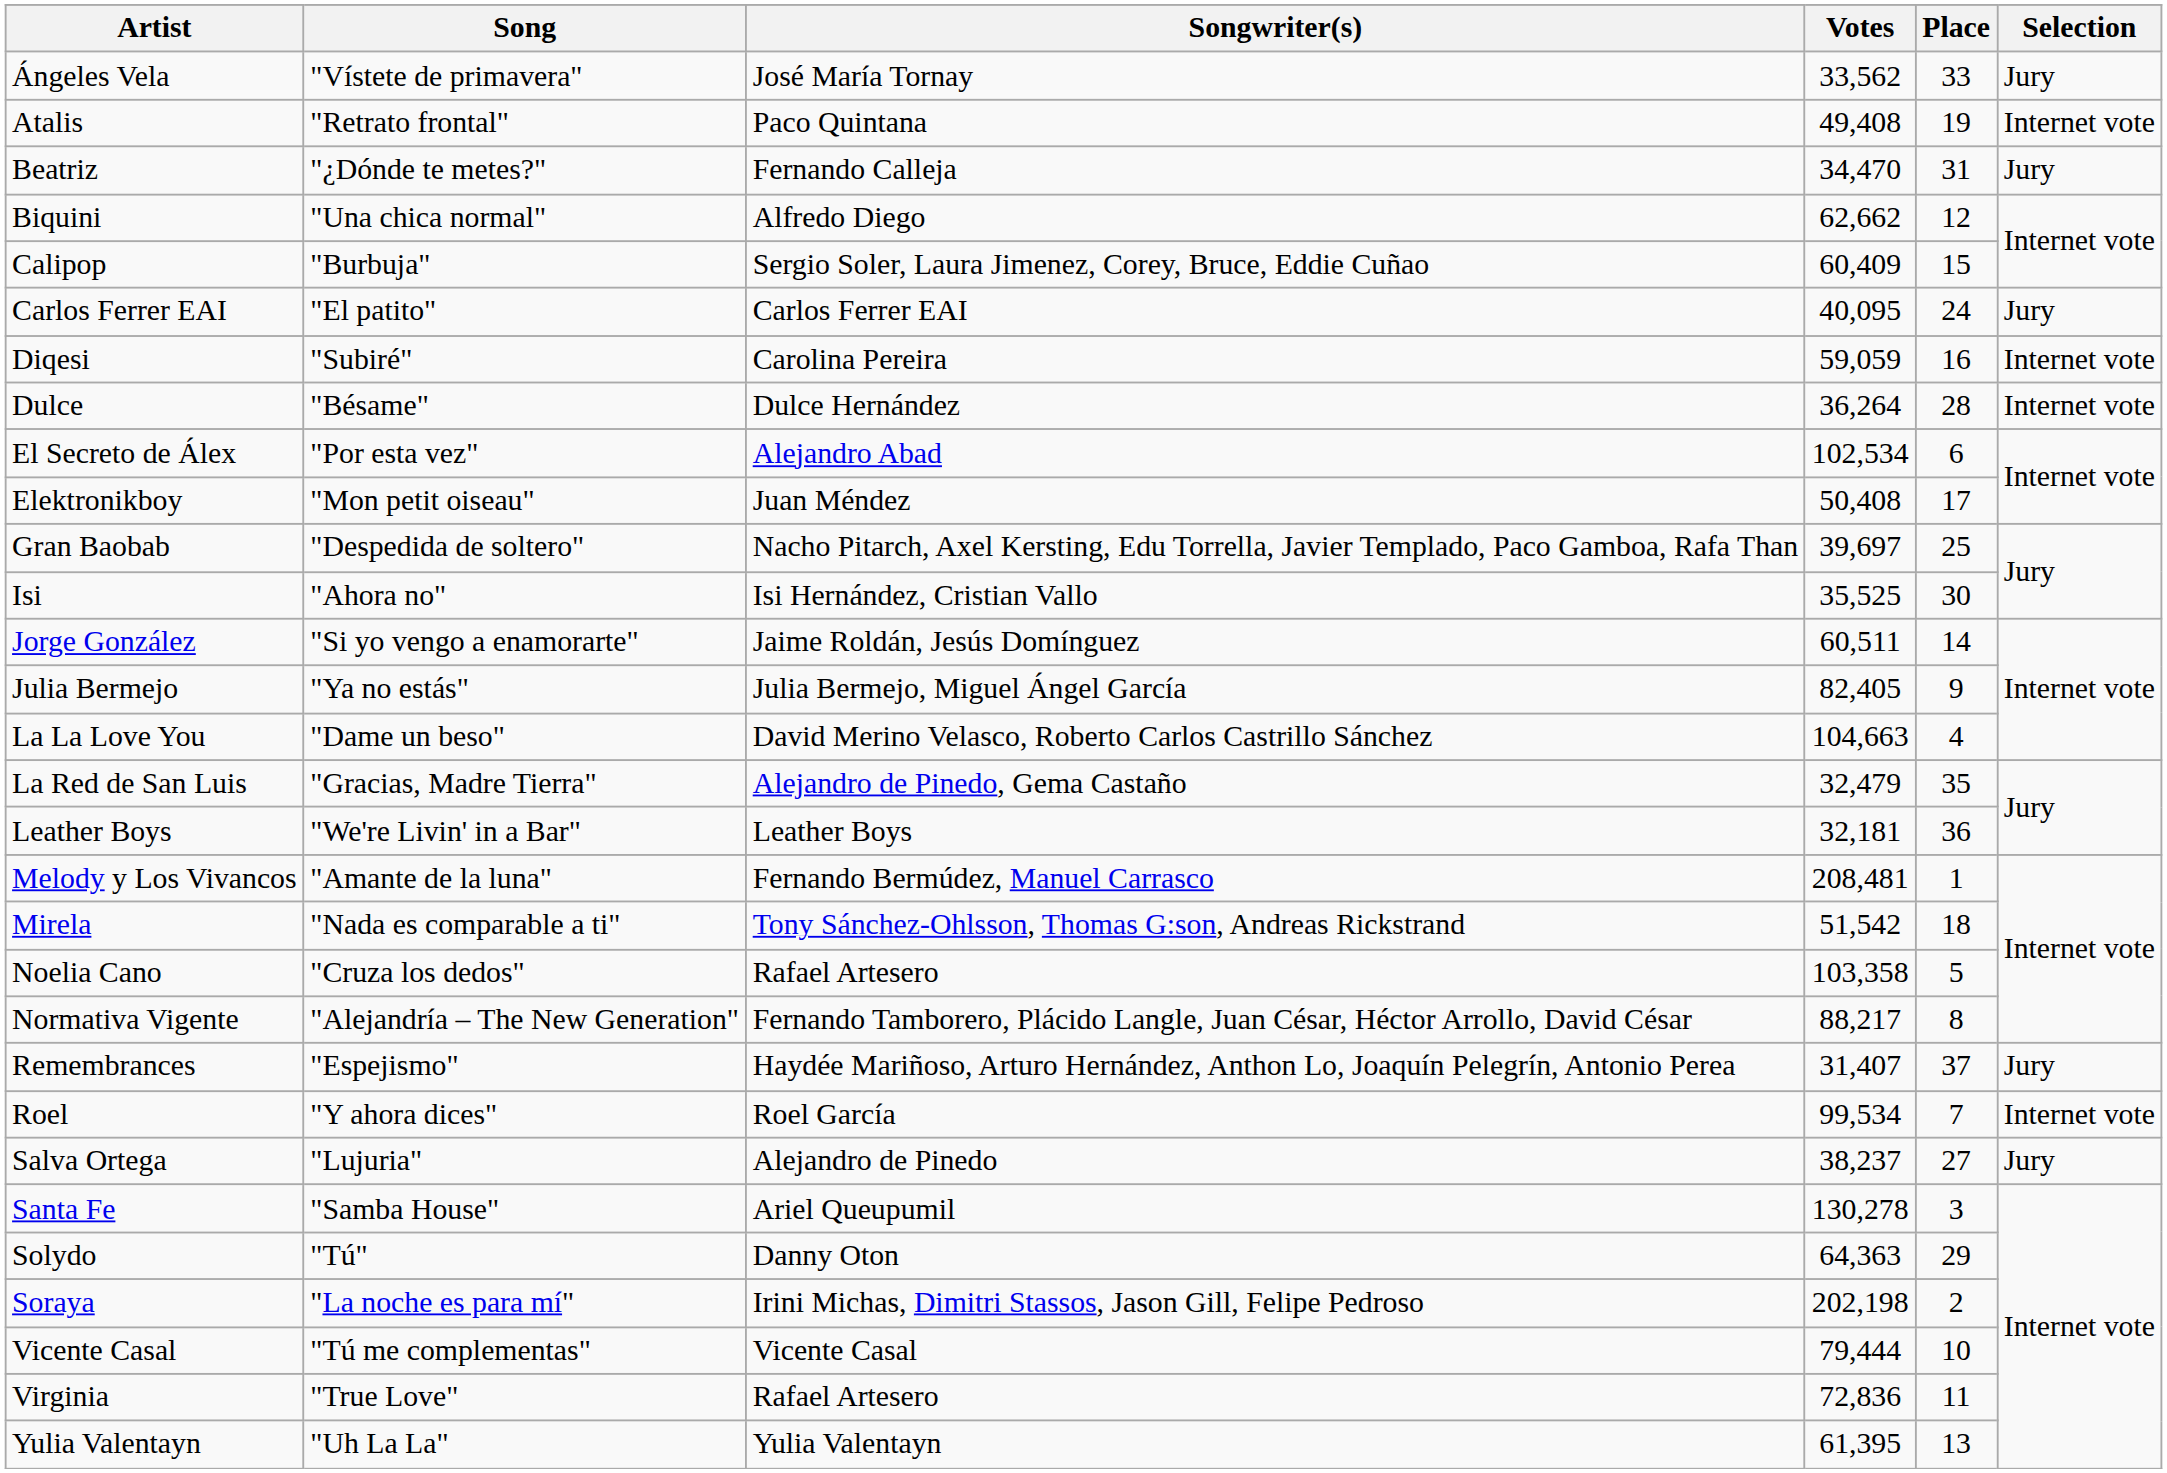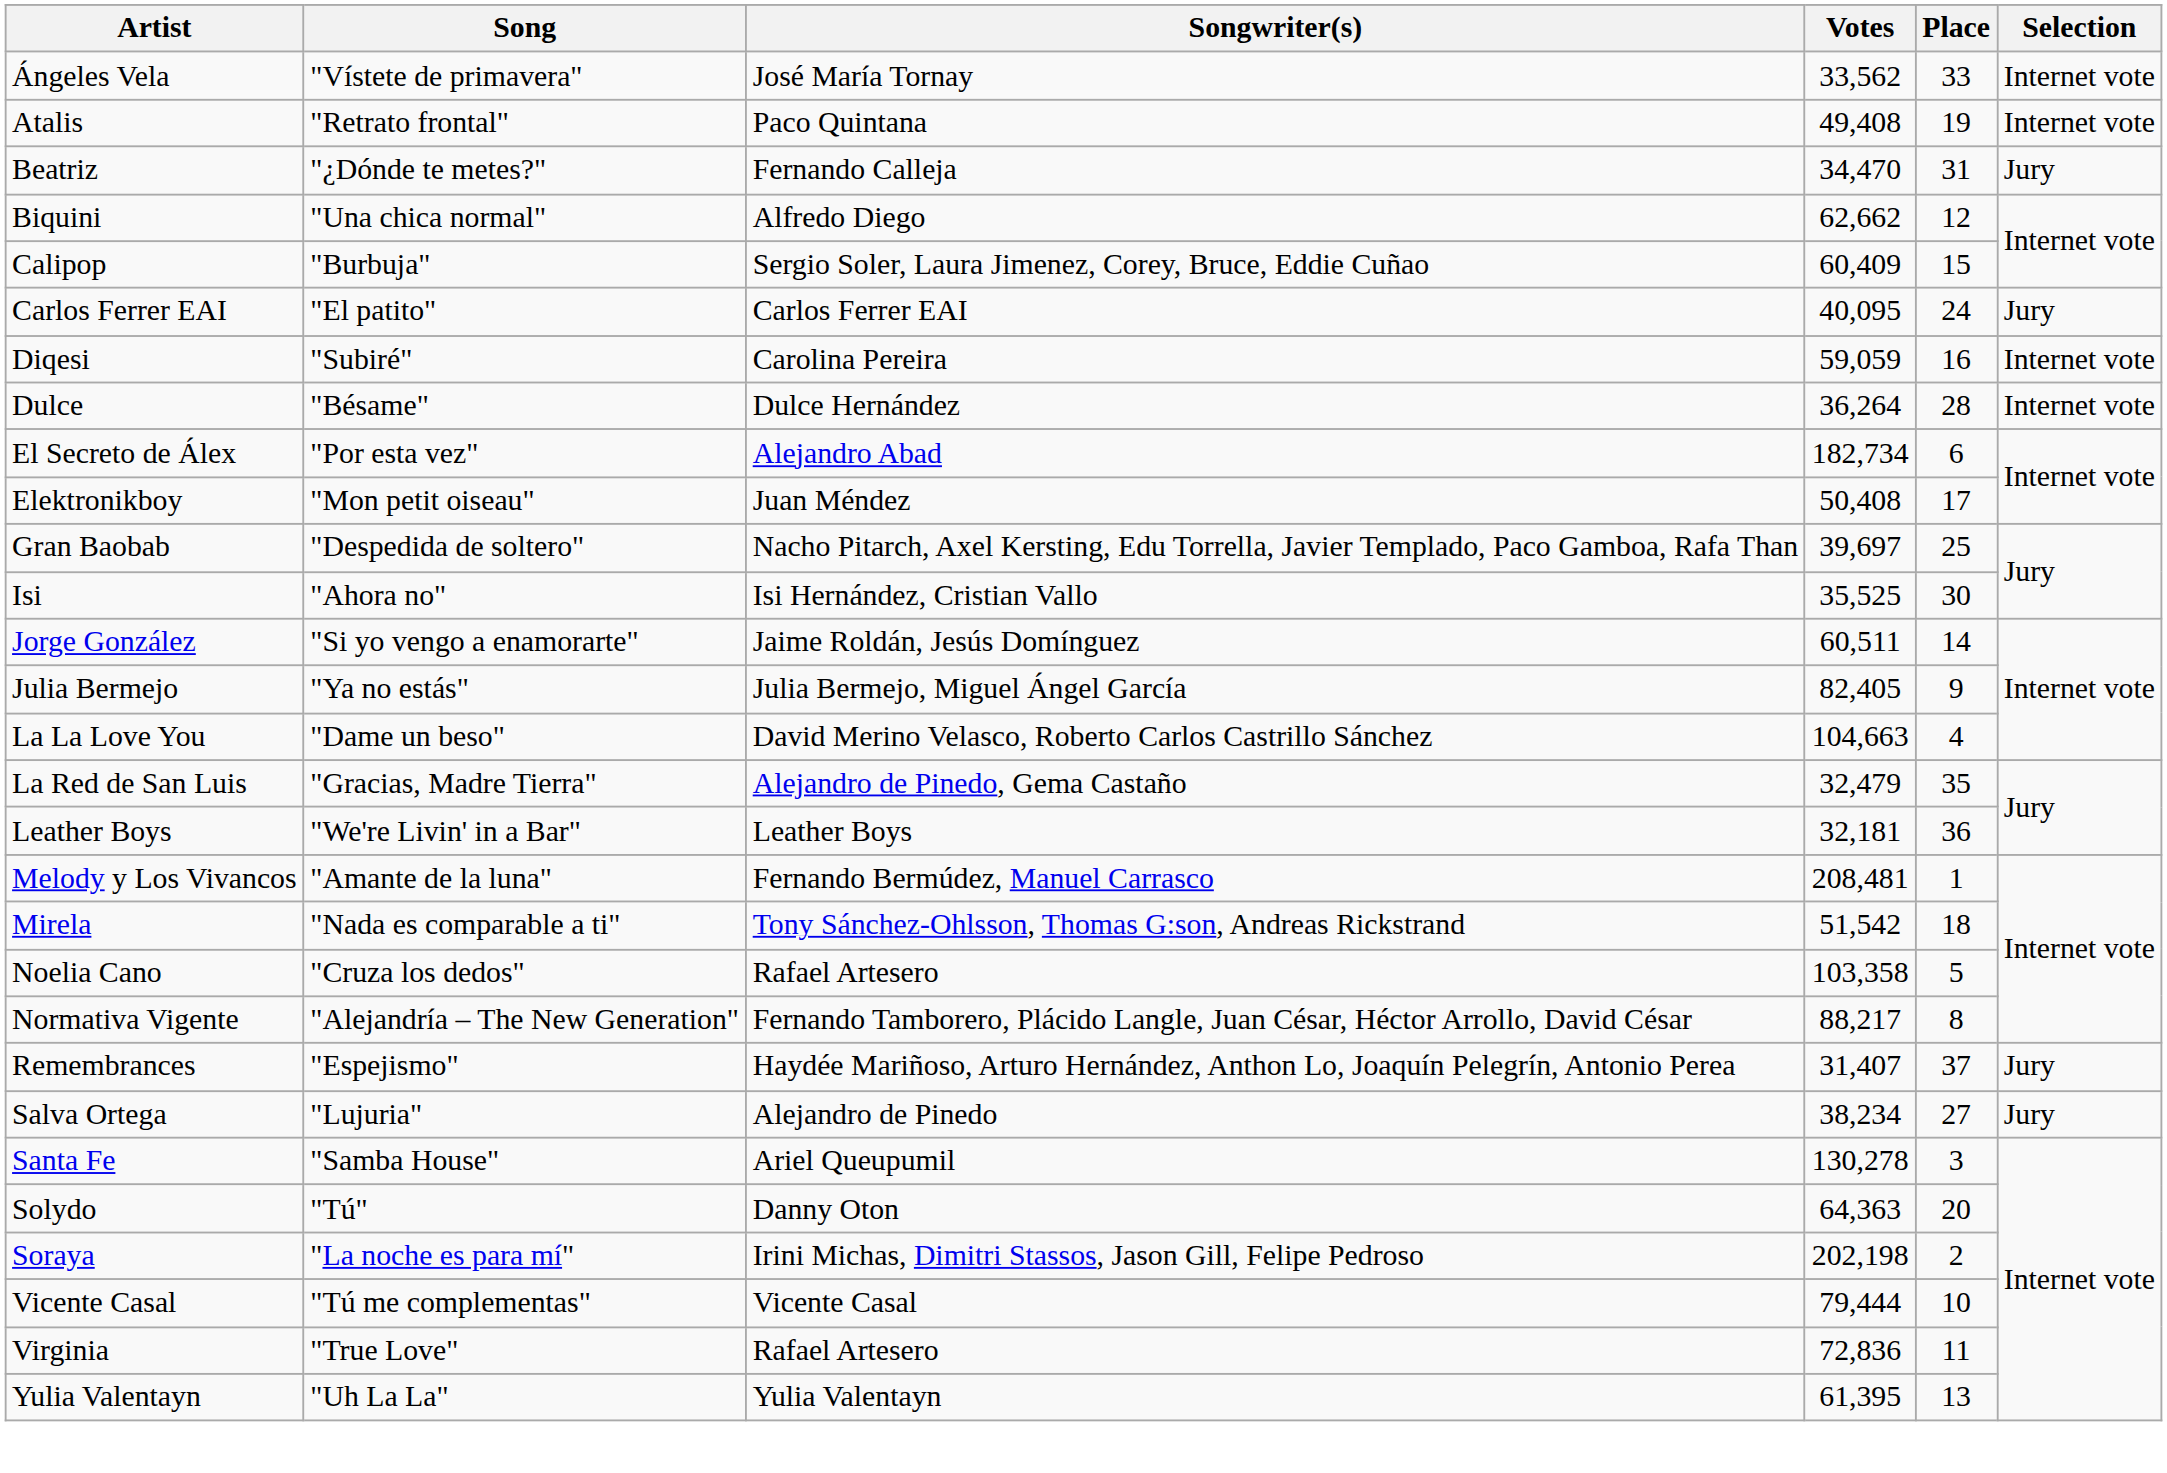(2029, 75) Jury -> (2079, 75) Internet vote
(1860, 452) 102,534 -> (1860, 452) 182,734
- row: (40, 1113)
(1860, 1160) 38,237 -> (1860, 1113) 38,234
(1956, 1255) 29 -> (1956, 1208) 20
